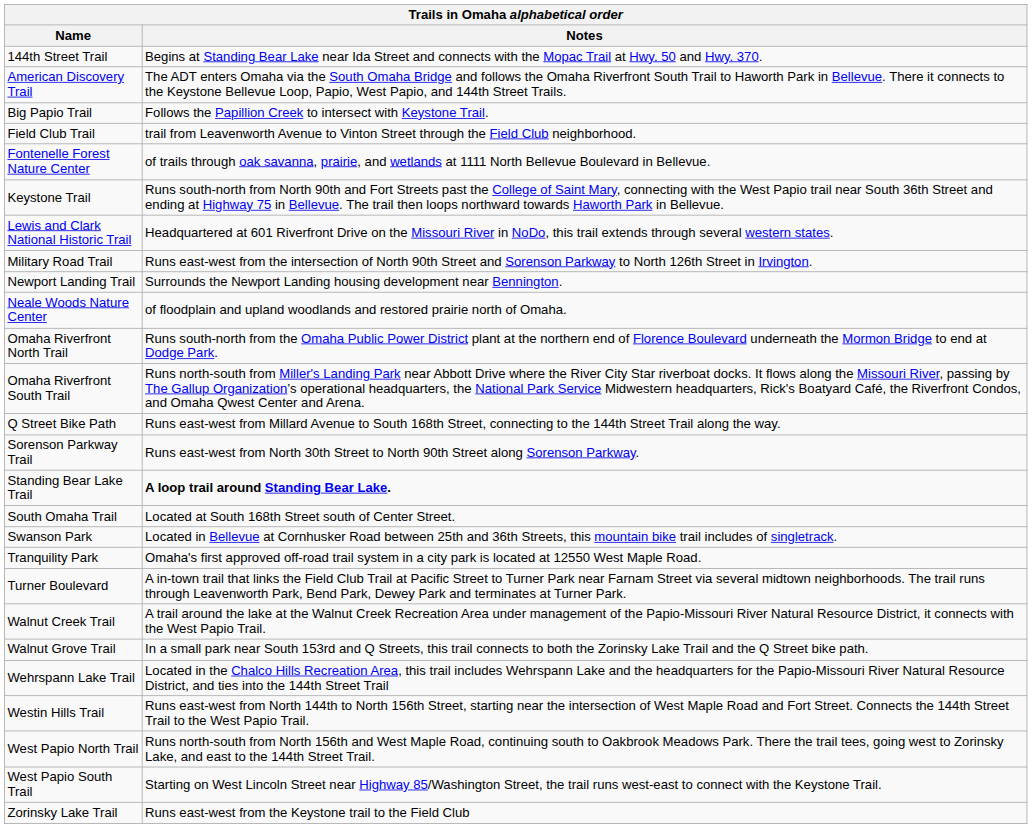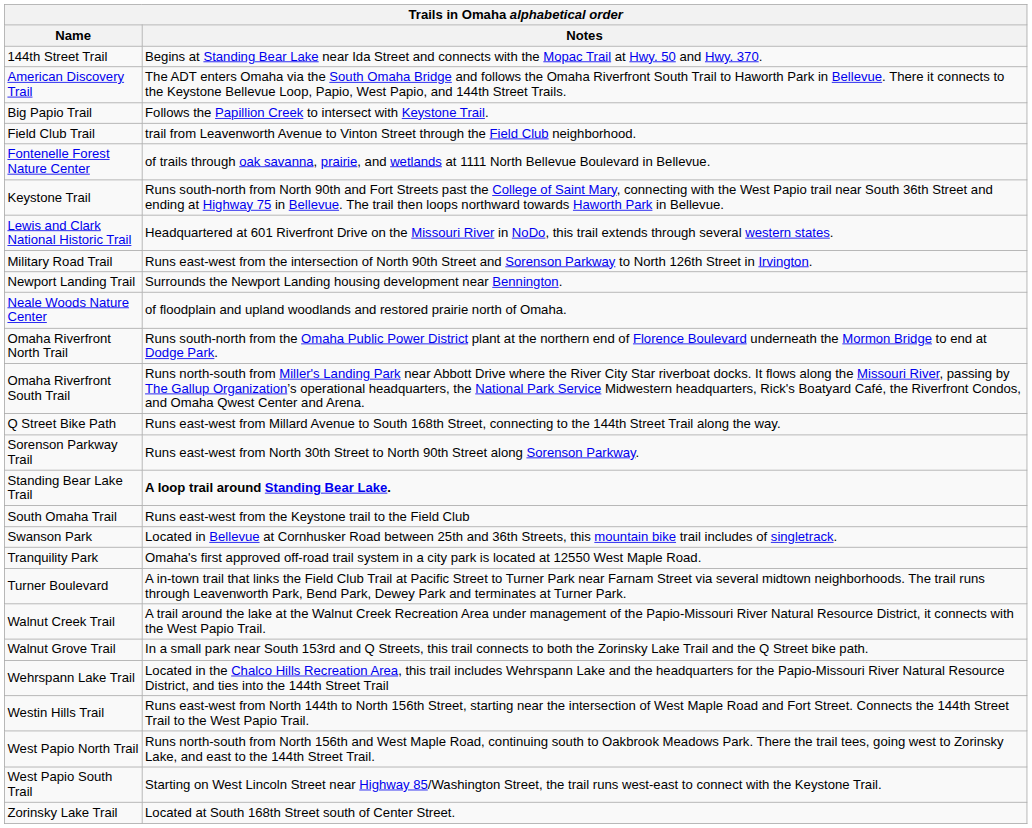(300, 516) Located at South 168th Street south of Center Street. -> (307, 516) Runs east-west from the Keystone trail to the Field Club
(307, 812) Runs east-west from the Keystone trail to the Field Club -> (300, 812) Located at South 168th Street south of Center Street.
